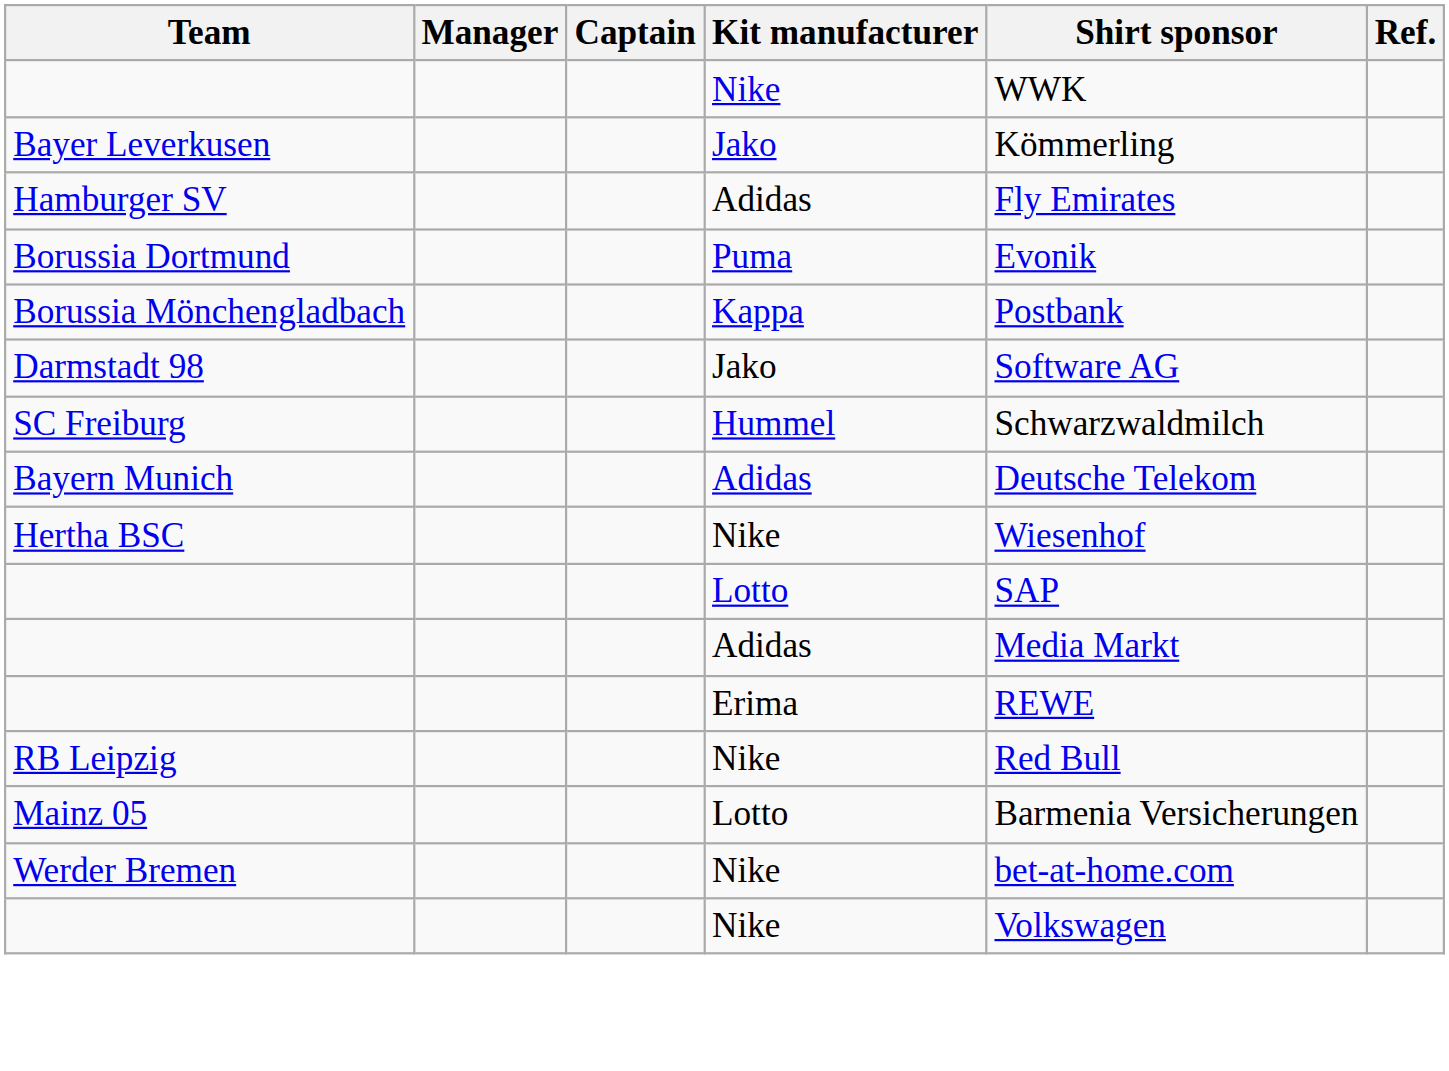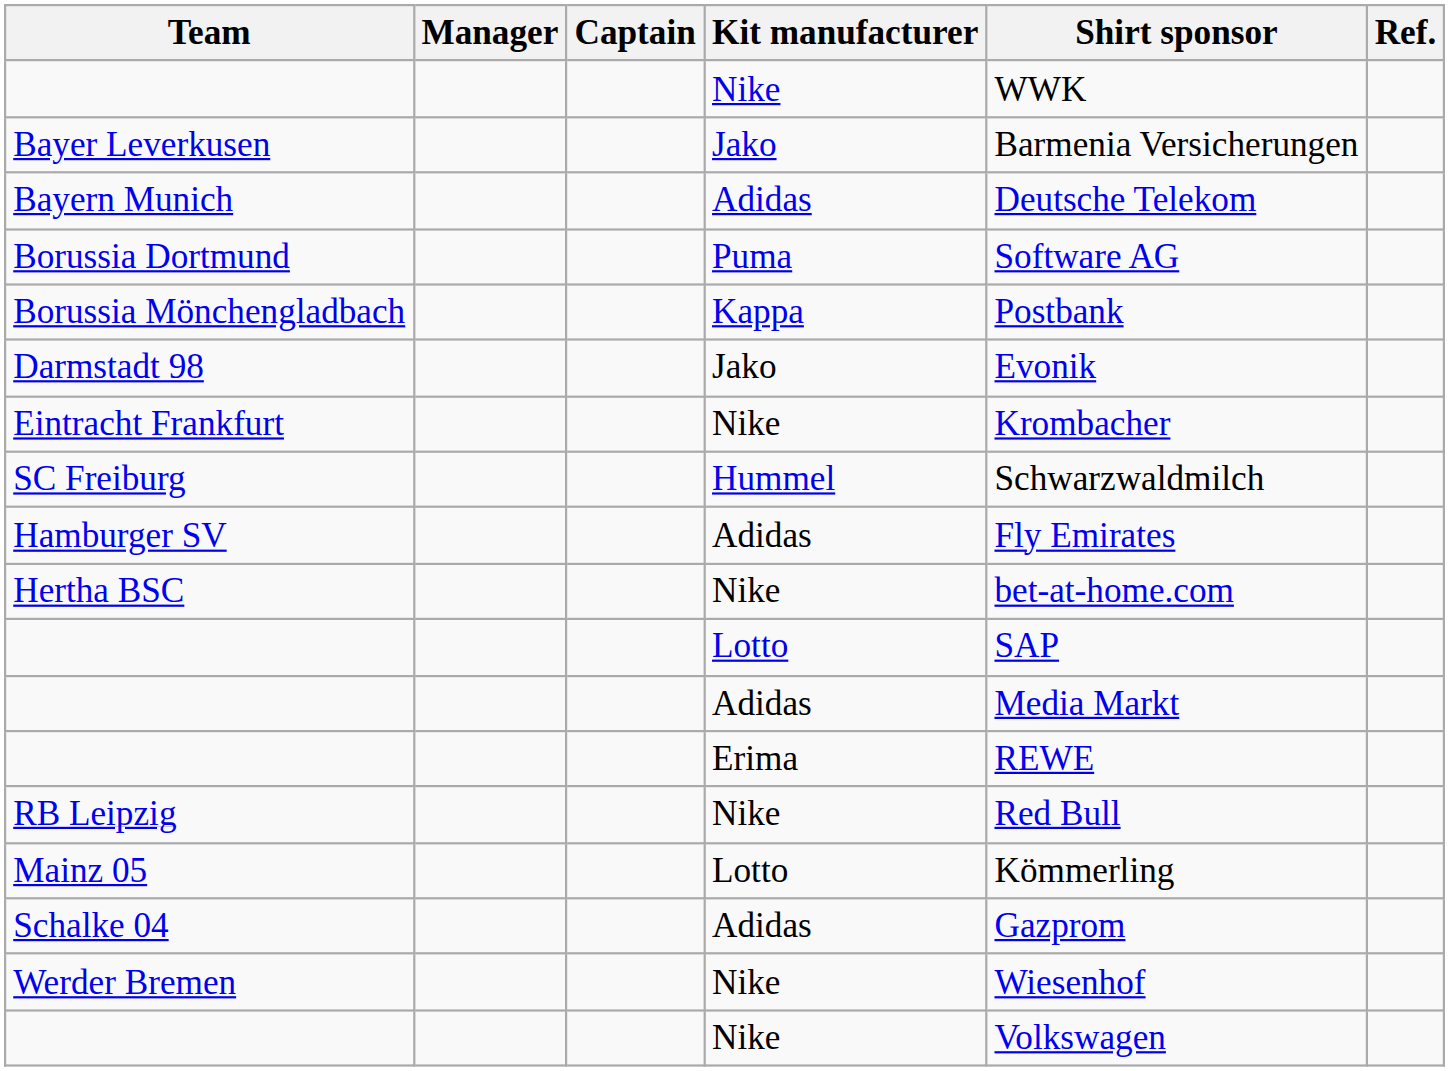(1084, 144) Kömmerling -> (1176, 144) Barmenia Versicherungen
rows swapped: (123, 479) <-> (120, 199)
(1045, 255) Evonik -> (1087, 255) Software AG
(1087, 367) Software AG -> (1045, 367) Evonik
+ row: (149, 423)
(1070, 534) Wiesenhof -> (1114, 590) bet-at-home.com
(1176, 813) Barmenia Versicherungen -> (1084, 869) Kömmerling
+ row: (91, 925)
(1114, 869) bet-at-home.com -> (1070, 981) Wiesenhof
